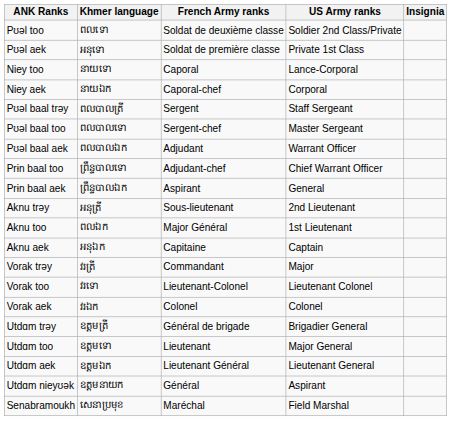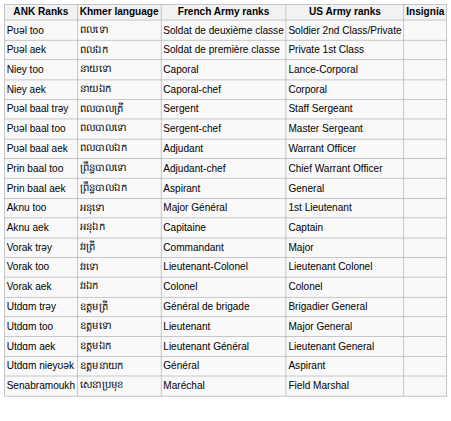(92, 49) អនុទោ -> (94, 49) ពលឯក
- row: (28, 208)
(94, 227) ពលឯក -> (92, 207) អនុទោ
